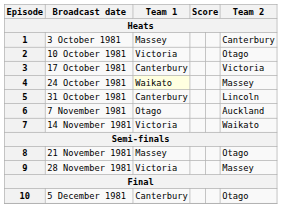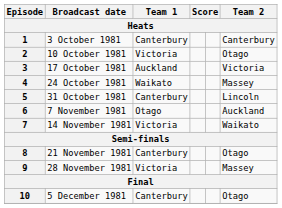(151, 40) Massey -> (162, 40) Canterbury
(162, 68) Canterbury -> (156, 68) Auckland
(154, 82) lightyellow background -> (154, 82) no background
(151, 153) Massey -> (162, 153) Canterbury
